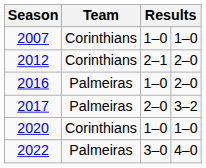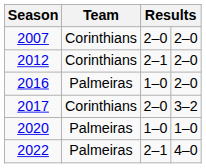(155, 38) 1–0 -> (155, 38) 2–0
(186, 38) 1–0 -> (186, 38) 2–0
(101, 106) Palmeiras -> (101, 106) Corinthians
(101, 128) Corinthians -> (101, 128) Palmeiras
(155, 151) 3–0 -> (155, 151) 2–1
